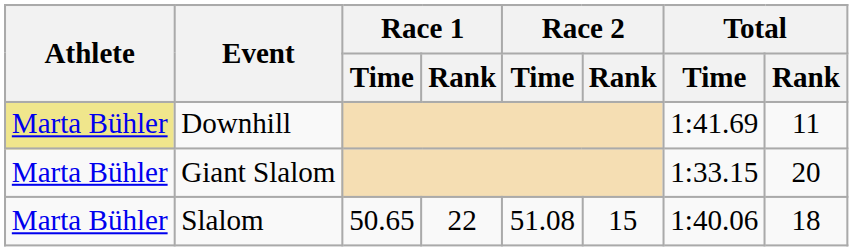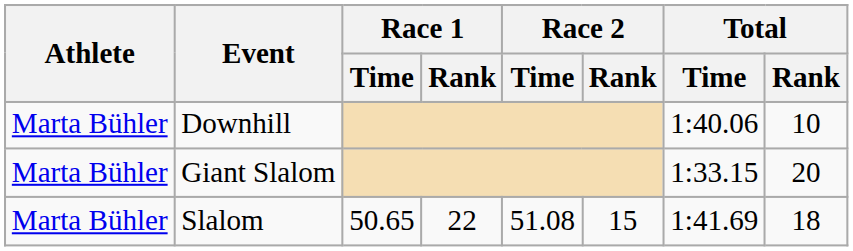(90, 124) khaki background -> (90, 124) no background
(714, 124) 1:41.69 -> (714, 124) 1:40.06
(806, 124) 11 -> (806, 124) 10
(714, 220) 1:40.06 -> (714, 220) 1:41.69
